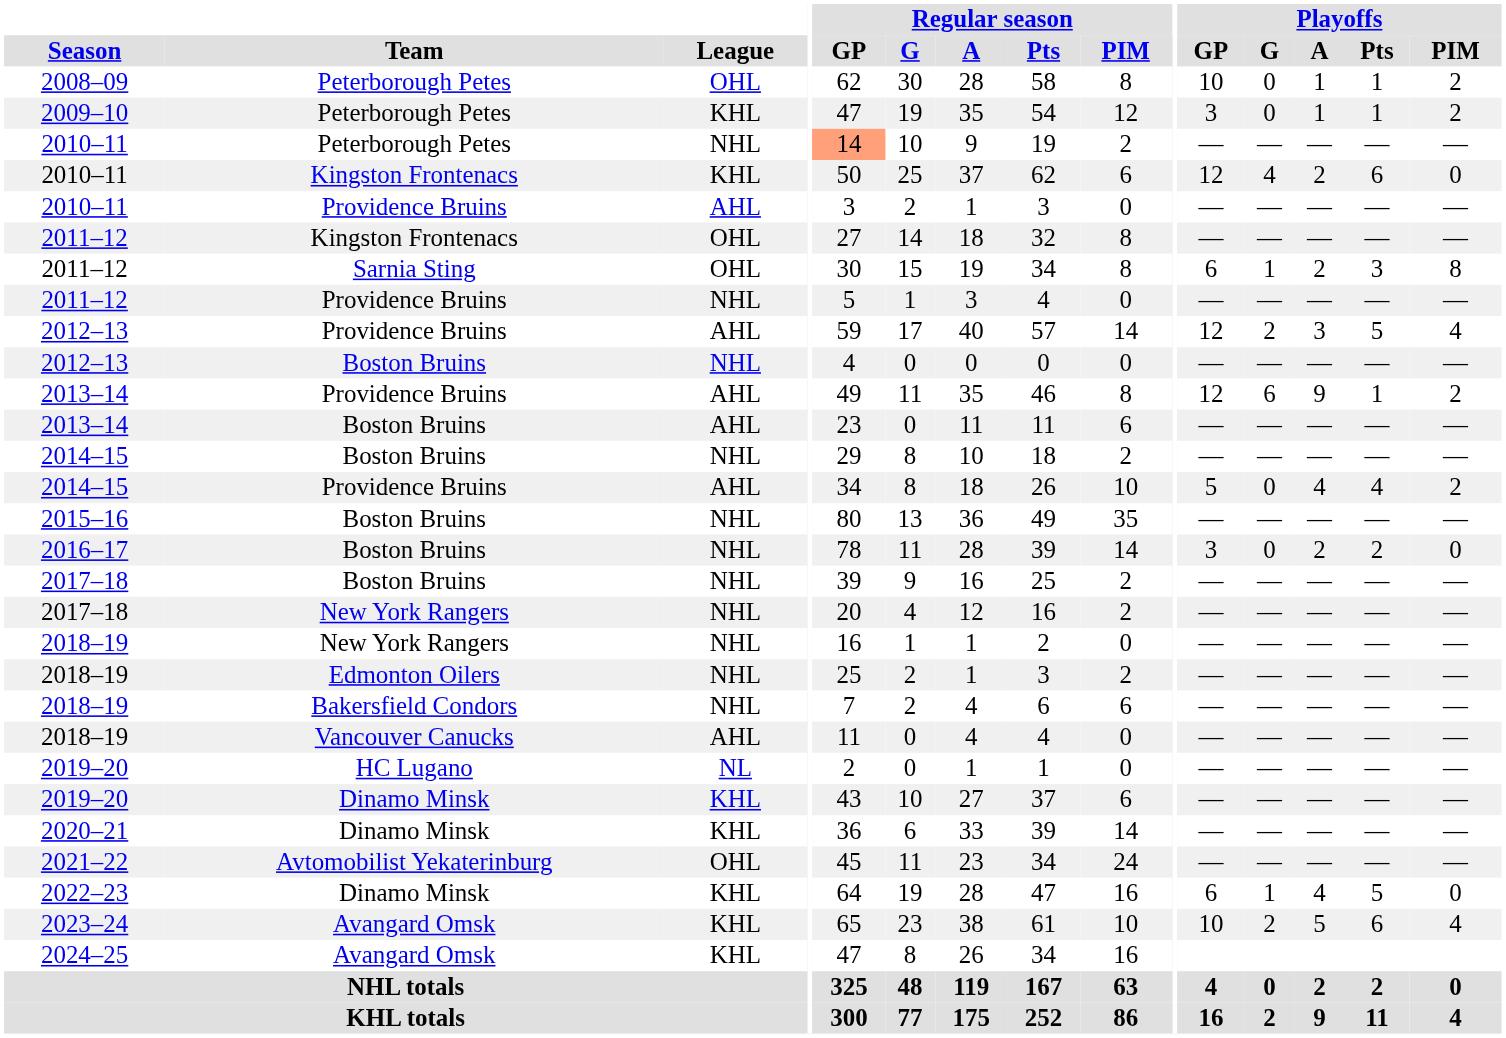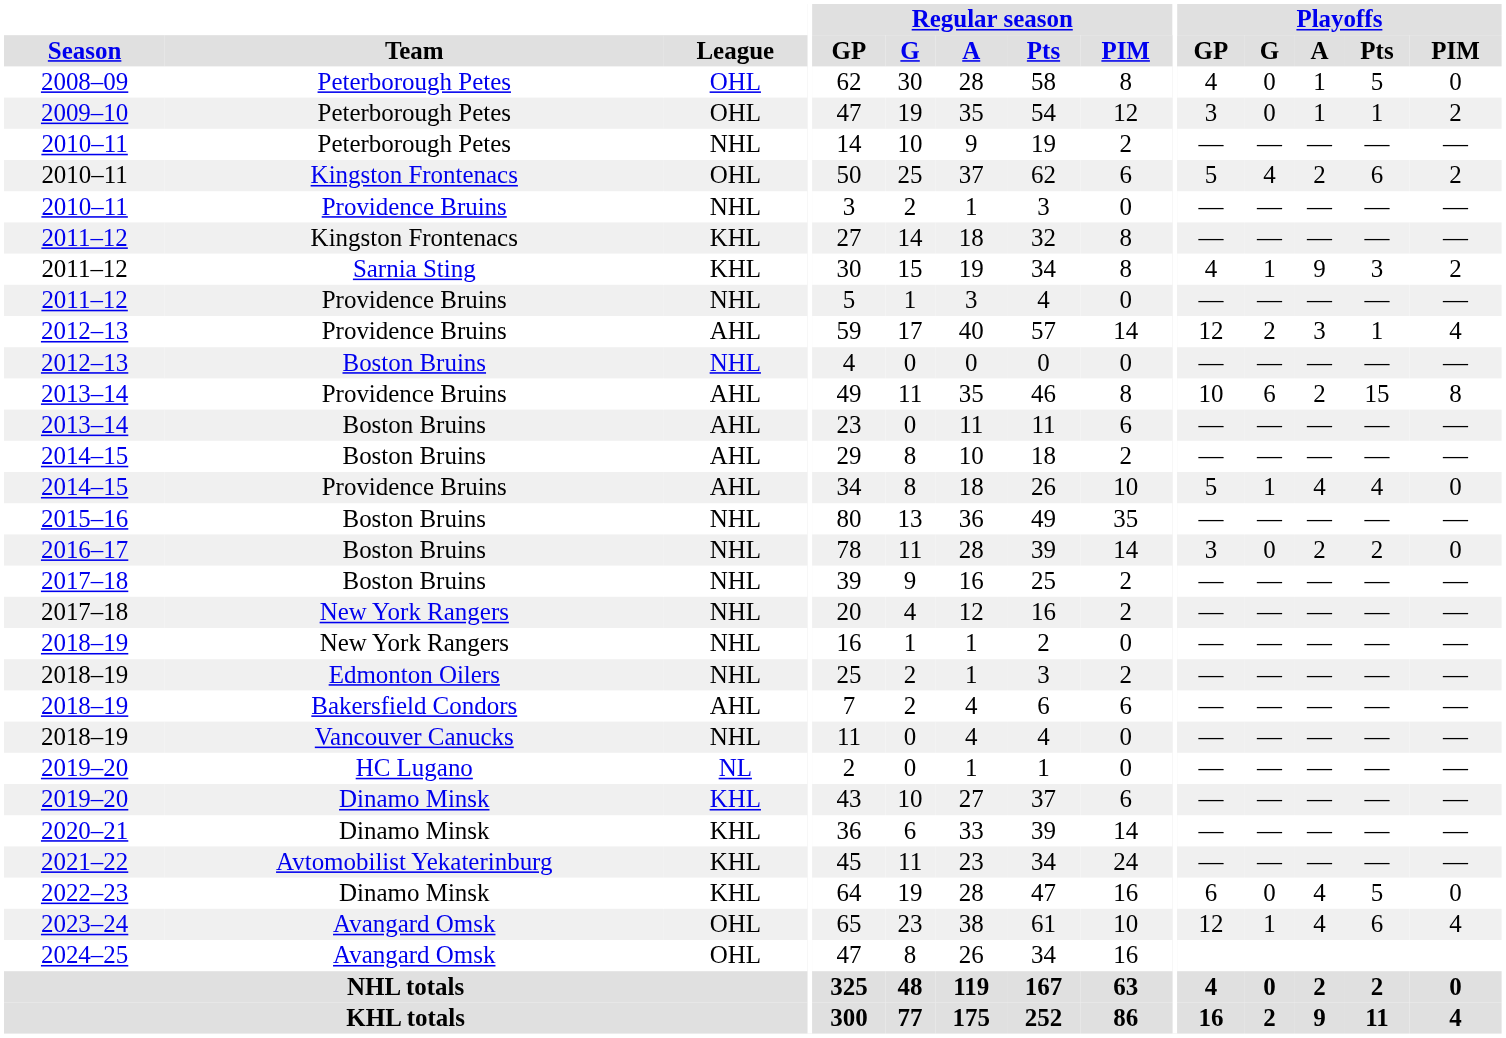(1211, 81) 10 -> (1211, 81) 4
(1377, 81) 1 -> (1377, 81) 5
(1456, 81) 2 -> (1456, 81) 0
(735, 112) KHL -> (735, 112) OHL
(849, 144) lightsalmon background -> (849, 144) no background
(735, 175) KHL -> (735, 175) OHL
(1211, 175) 12 -> (1211, 175) 5
(1456, 175) 0 -> (1456, 175) 2
(735, 206) AHL -> (735, 206) NHL
(735, 237) OHL -> (735, 237) KHL
(735, 268) OHL -> (735, 268) KHL
(1211, 268) 6 -> (1211, 268) 4
(1320, 268) 2 -> (1320, 268) 9
(1456, 268) 8 -> (1456, 268) 2
(1377, 331) 5 -> (1377, 331) 1
(1211, 393) 12 -> (1211, 393) 10
(1320, 393) 9 -> (1320, 393) 2
(1377, 393) 1 -> (1377, 393) 15
(1456, 393) 2 -> (1456, 393) 8
(735, 456) NHL -> (735, 456) AHL
(1270, 487) 0 -> (1270, 487) 1
(1456, 487) 2 -> (1456, 487) 0
(735, 705) NHL -> (735, 705) AHL
(735, 736) AHL -> (735, 736) NHL
(735, 861) OHL -> (735, 861) KHL
(1270, 892) 1 -> (1270, 892) 0
(735, 924) KHL -> (735, 924) OHL
(1211, 924) 10 -> (1211, 924) 12
(1270, 924) 2 -> (1270, 924) 1
(1320, 924) 5 -> (1320, 924) 4
(735, 955) KHL -> (735, 955) OHL
